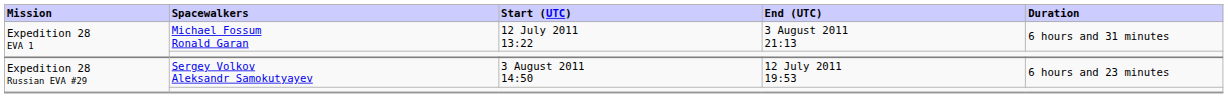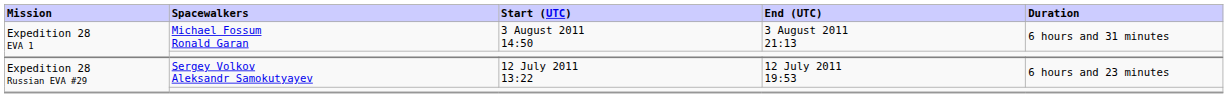(540, 37) 12 July 2011 13:22 -> (543, 37) 3 August 2011 14:50
(543, 72) 3 August 2011 14:50 -> (540, 72) 12 July 2011 13:22
